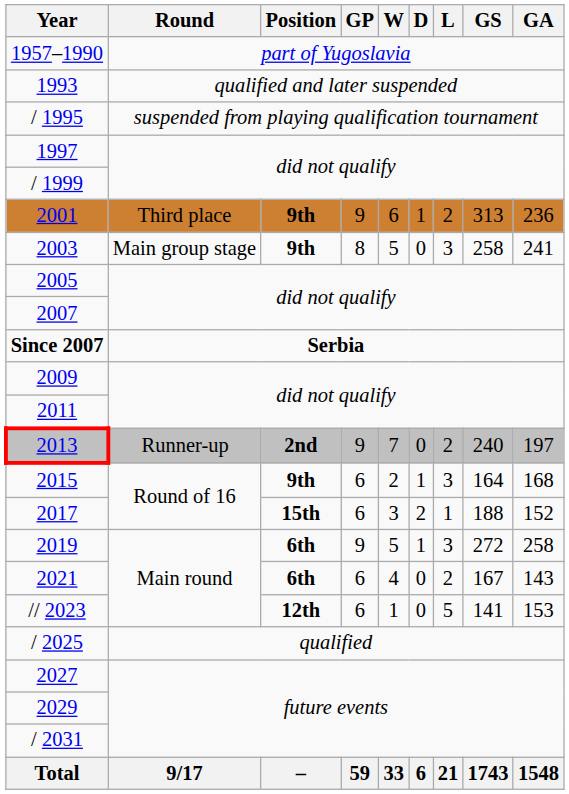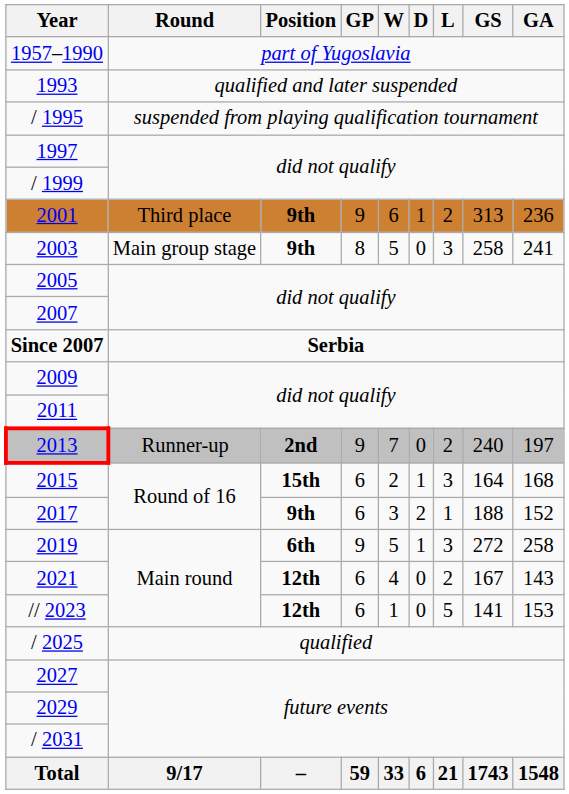(301, 479) 9th -> (301, 479) 15th
(301, 513) 15th -> (301, 513) 9th
(301, 578) 6th -> (301, 578) 12th
